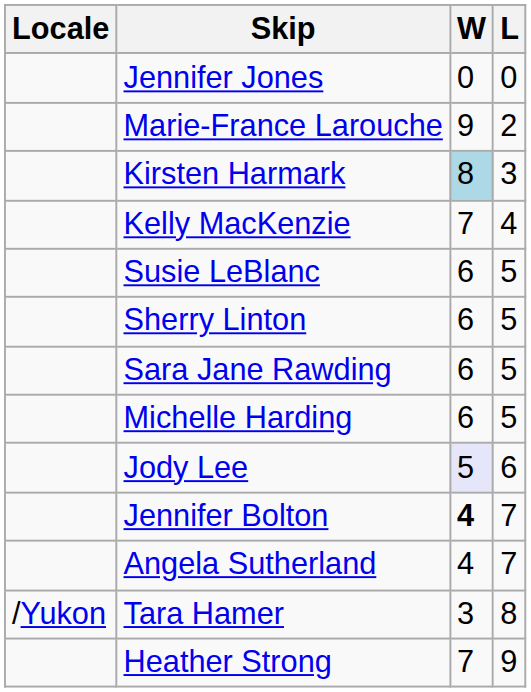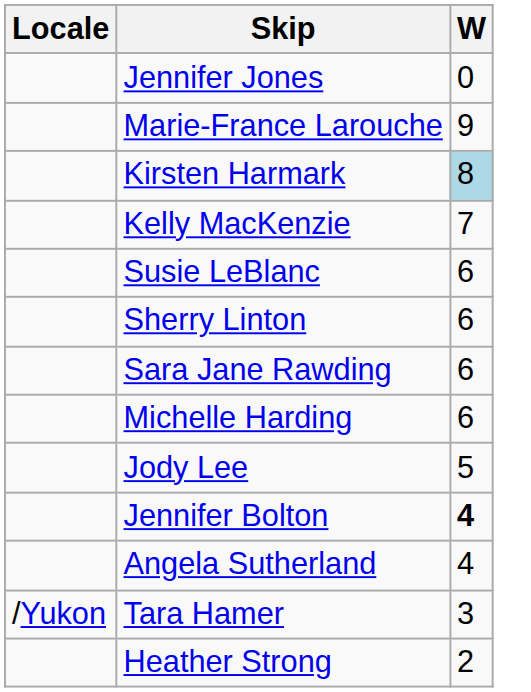- column: (510, 28)
(466, 467) lavender background -> (466, 467) no background
(466, 662) 7 -> (466, 662) 2
